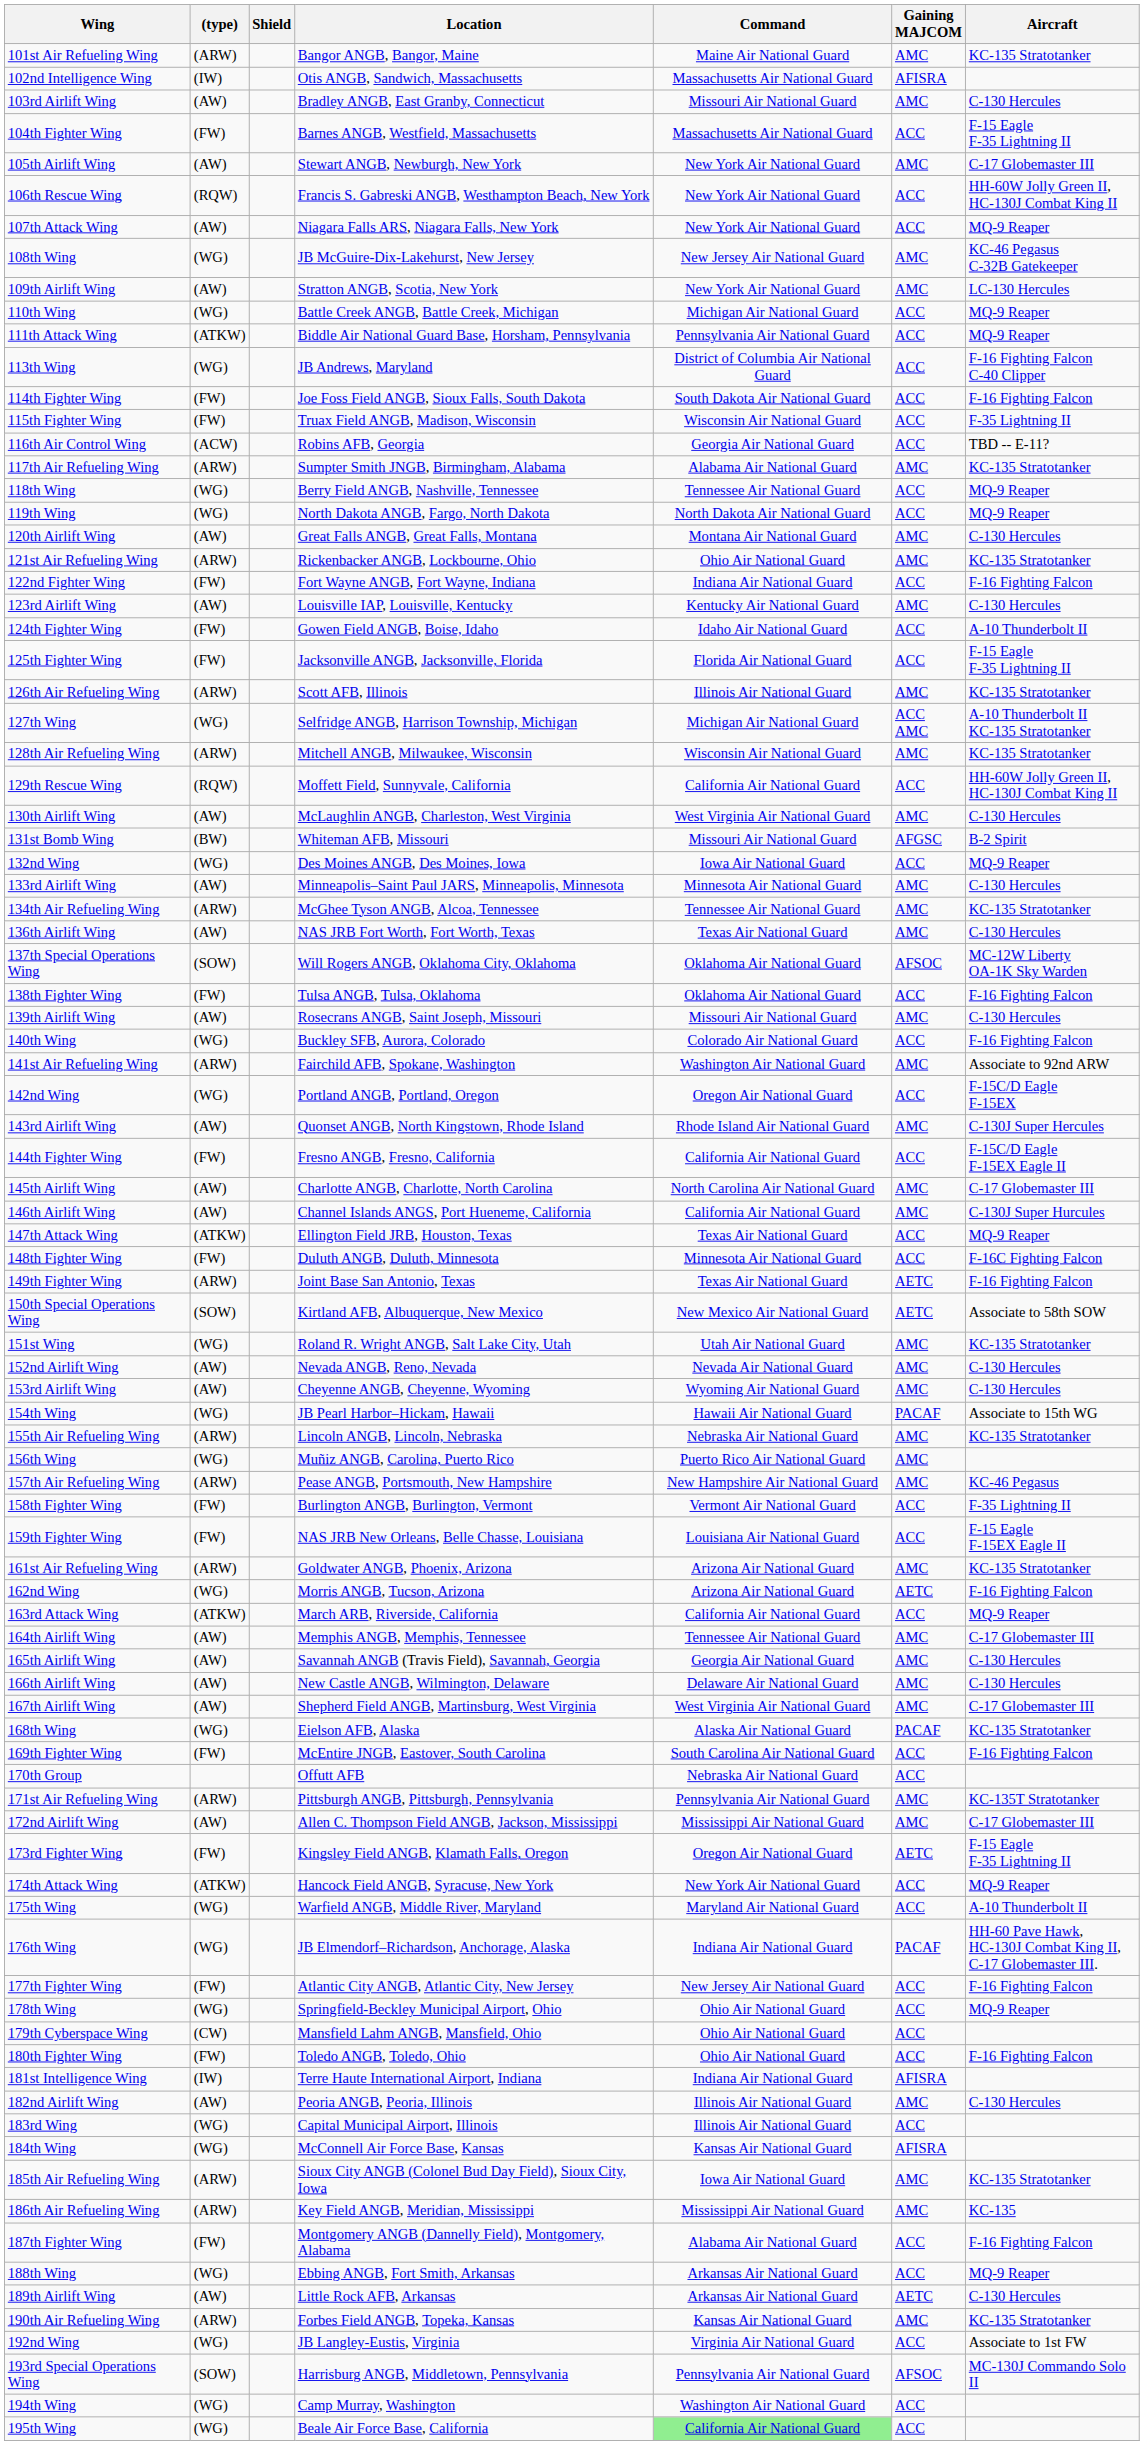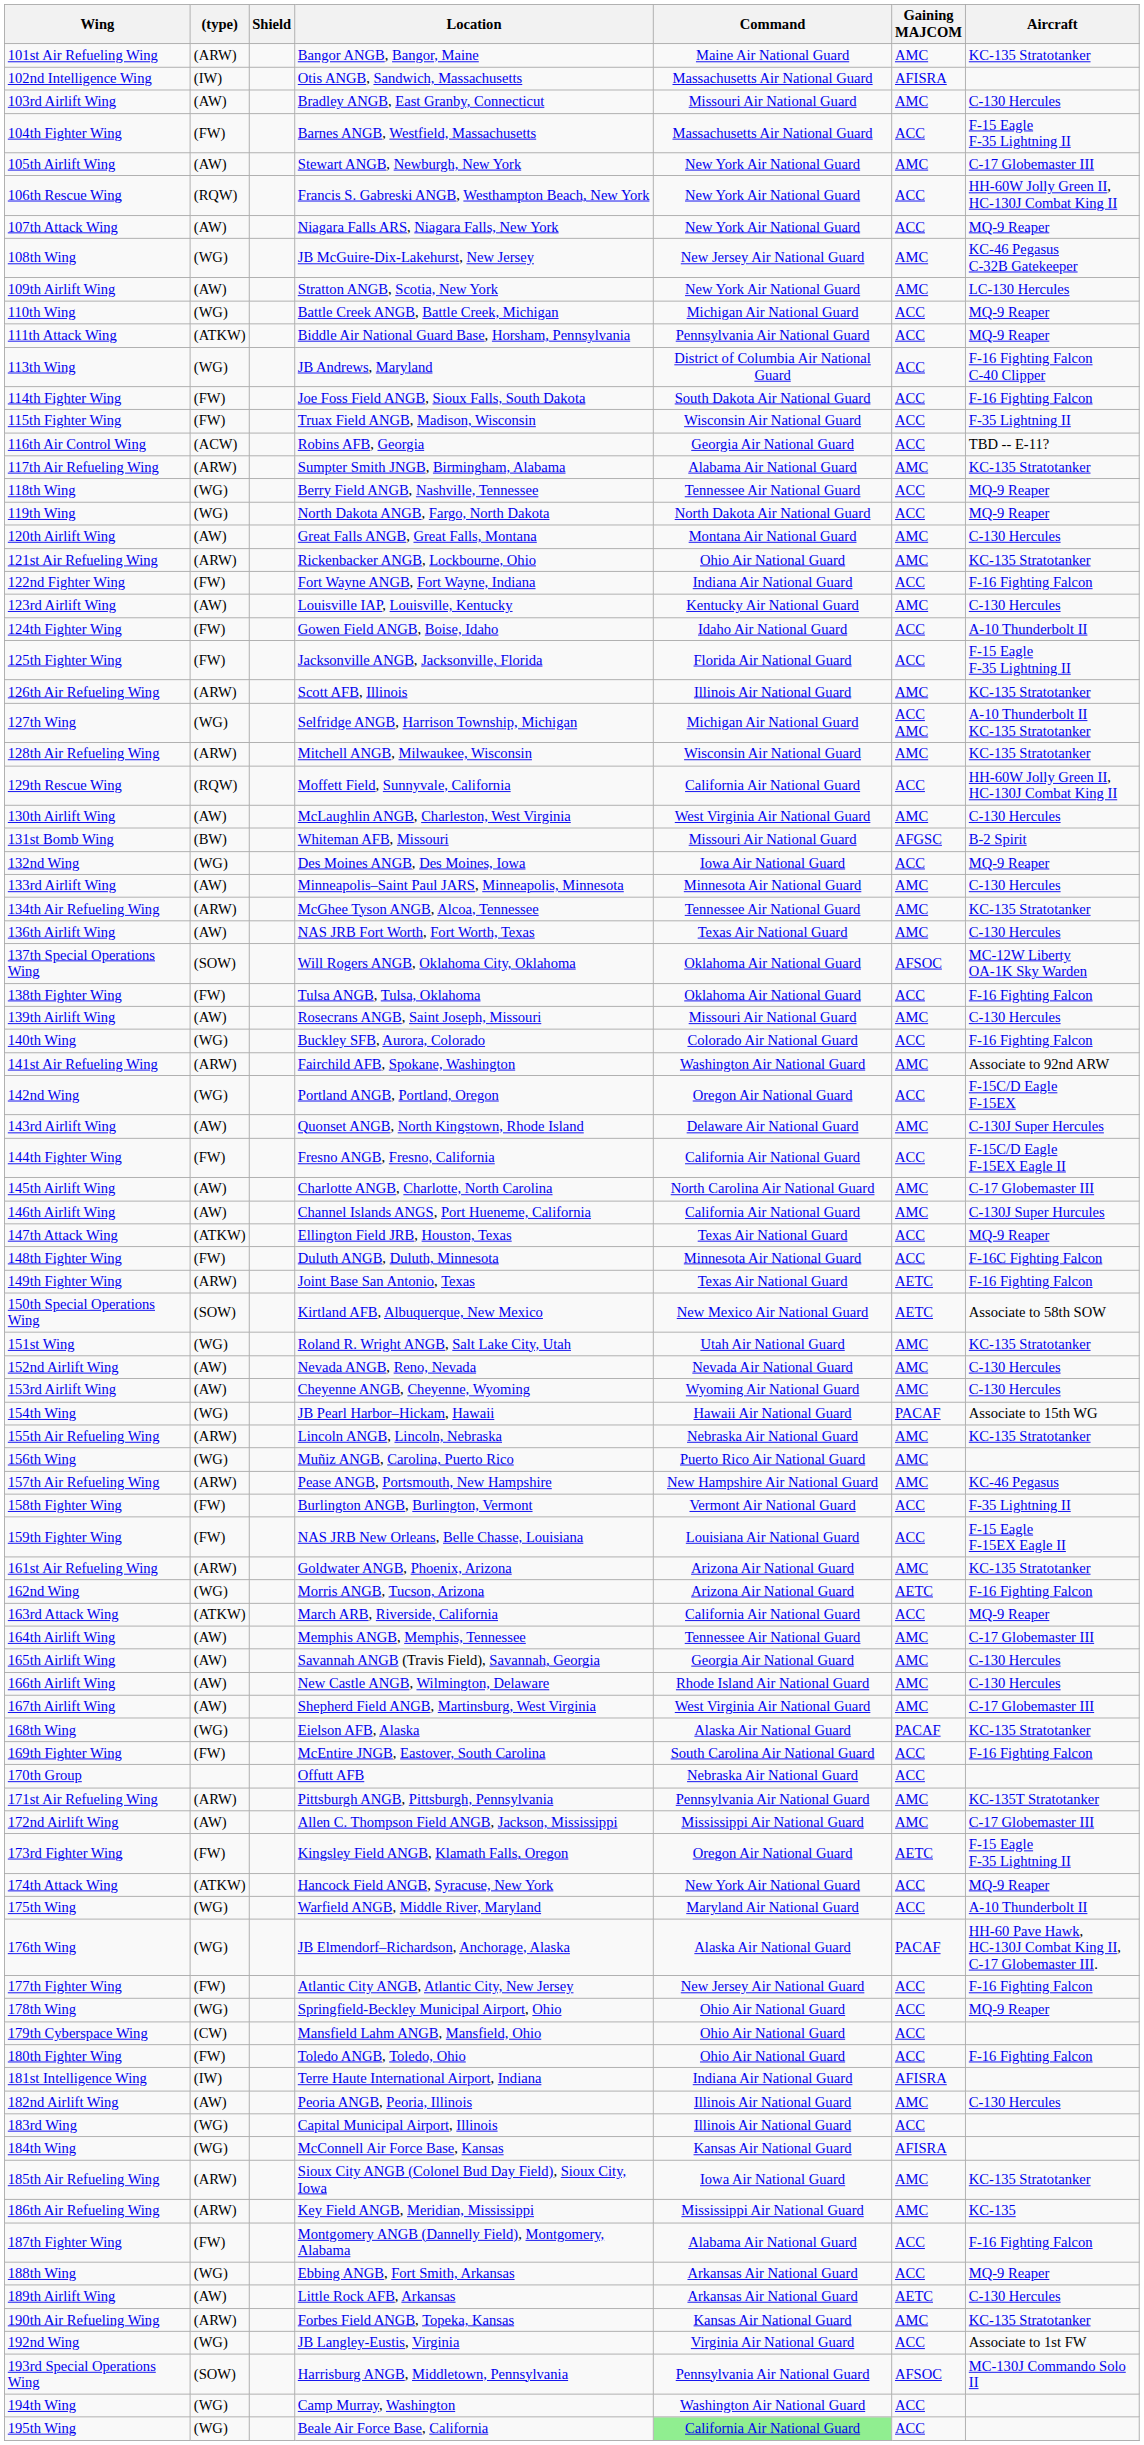(773, 1126) Rhode Island Air National Guard -> (773, 1126) Delaware Air National Guard
(773, 1683) Delaware Air National Guard -> (773, 1683) Rhode Island Air National Guard
(773, 1947) Indiana Air National Guard -> (773, 1947) Alaska Air National Guard
